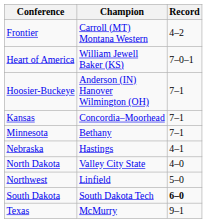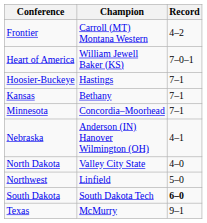(114, 91) Anderson (IN) Hanover Wilmington (OH) -> (96, 80) Hastings
(122, 118) Concordia–Moorhead -> (95, 96) Bethany
(95, 133) Bethany -> (122, 111) Concordia–Moorhead
(96, 149) Hastings -> (114, 138) Anderson (IN) Hanover Wilmington (OH)
